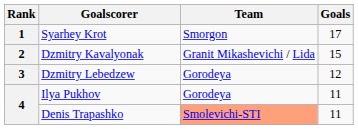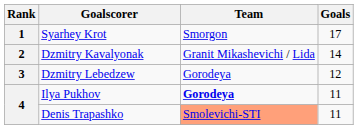(335, 54) 15 -> (335, 54) 14
(207, 94) normal -> (208, 94) bold
